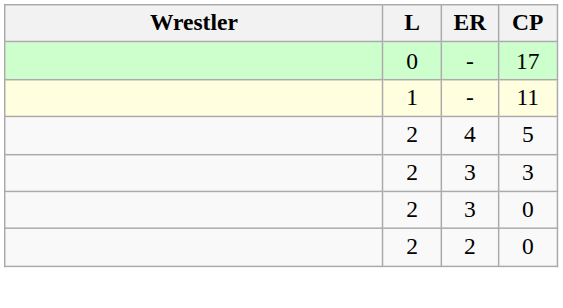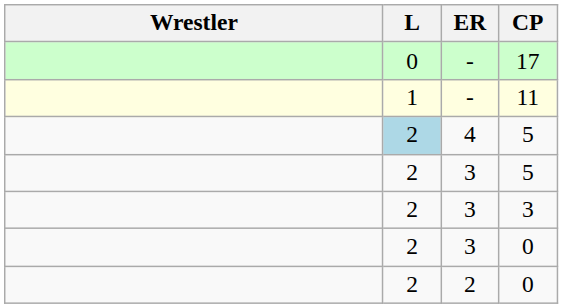(412, 135) no background -> (412, 135) lightblue background
+ row: (470, 172)
